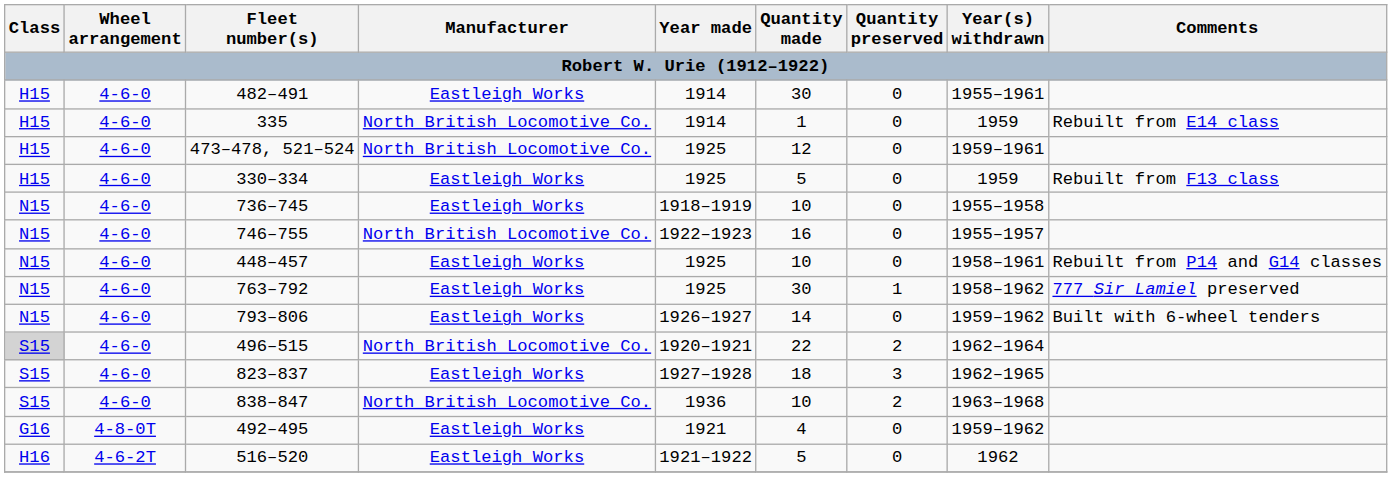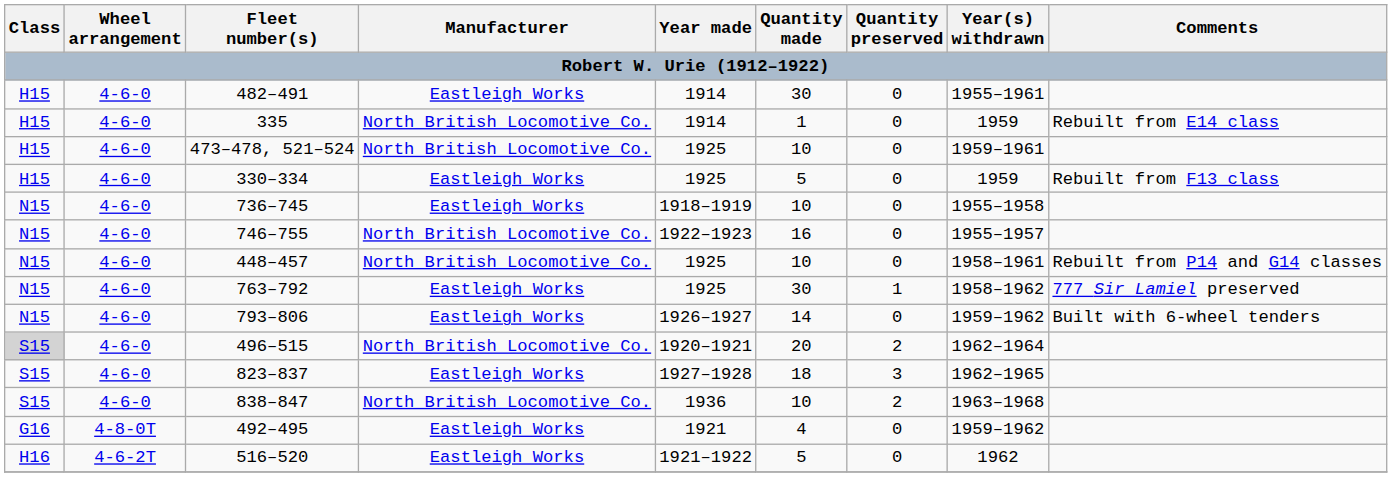(801, 150) 12 -> (801, 150) 10
(507, 262) Eastleigh Works -> (507, 262) North British Locomotive Co.
(801, 346) 22 -> (801, 346) 20
